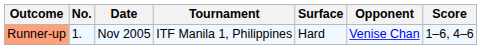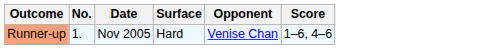- column: (224, 14)
